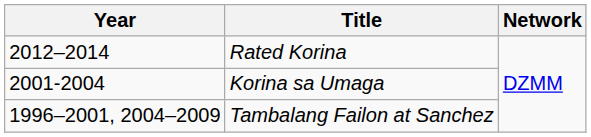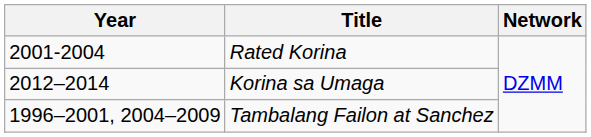(59, 52) 2012–2014 -> (57, 52) 2001-2004
(57, 83) 2001-2004 -> (59, 83) 2012–2014
